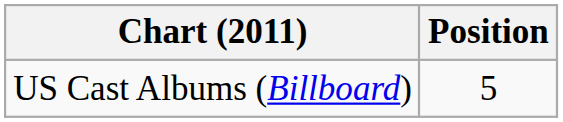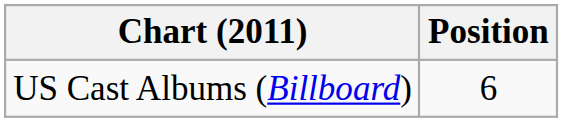(488, 87) 5 -> (488, 87) 6
